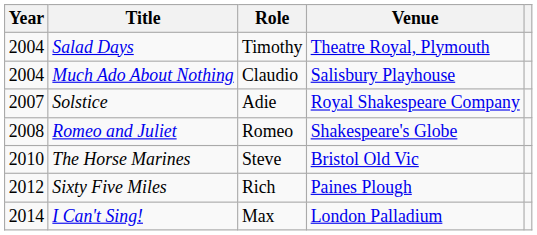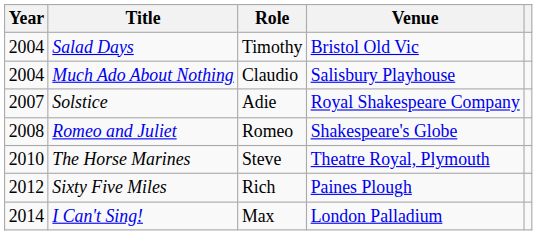(400, 46) Theatre Royal, Plymouth -> (365, 46) Bristol Old Vic
(365, 159) Bristol Old Vic -> (400, 159) Theatre Royal, Plymouth
